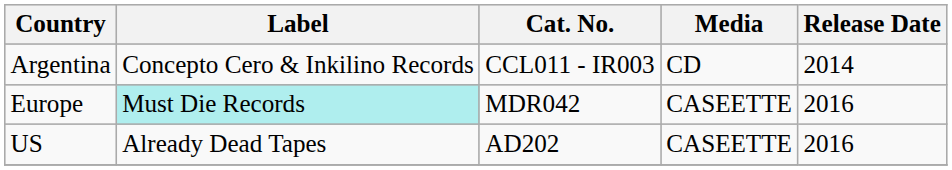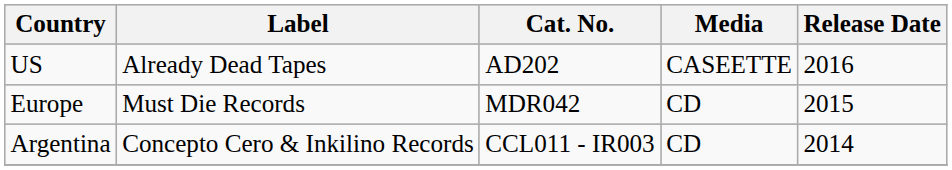rows swapped: (61, 64) <-> (27, 143)
(214, 104) paleturquoise background -> (214, 104) no background
(729, 104) CASEETTE -> (684, 104) CD
(829, 104) 2016 -> (829, 104) 2015
